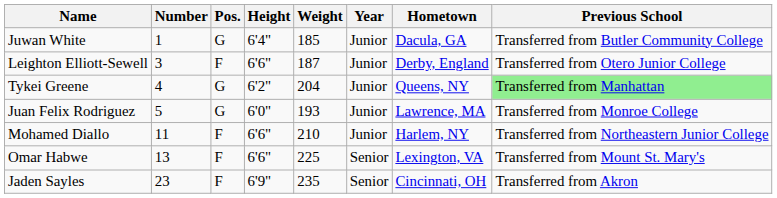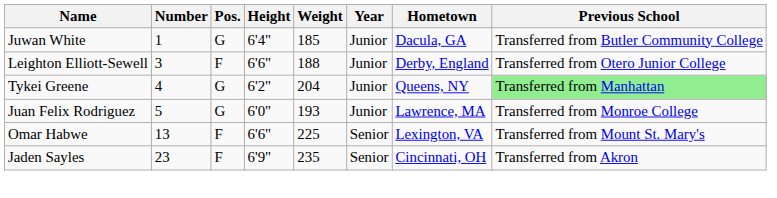(309, 63) 187 -> (309, 63) 188
- row: (59, 134)
